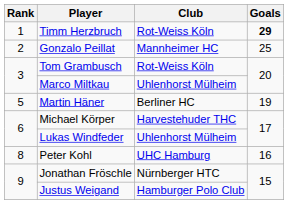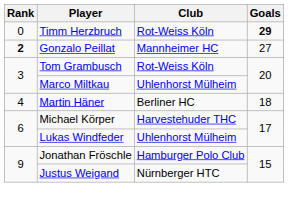(21, 31) 1 -> (21, 31) 0
(21, 48) normal -> (21, 48) bold
(265, 48) 25 -> (265, 48) 27
(21, 102) 5 -> (21, 102) 4
(265, 102) 19 -> (265, 102) 18
- row: (66, 155)
(178, 173) Nürnberger HTC -> (191, 155) Hamburger Polo Club
(191, 191) Hamburger Polo Club -> (178, 173) Nürnberger HTC
